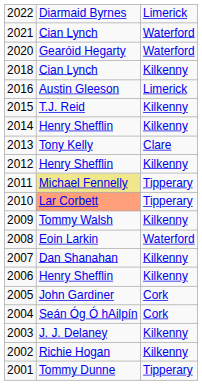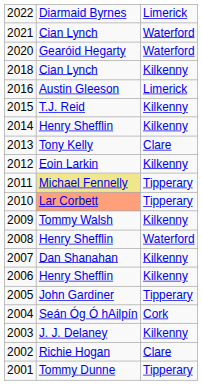(76, 164) Henry Shefflin -> (69, 164) Eoin Larkin
(69, 239) Eoin Larkin -> (76, 239) Henry Shefflin
(156, 295) Cork -> (168, 295) Tipperary
(165, 351) Kilkenny -> (157, 351) Clare
